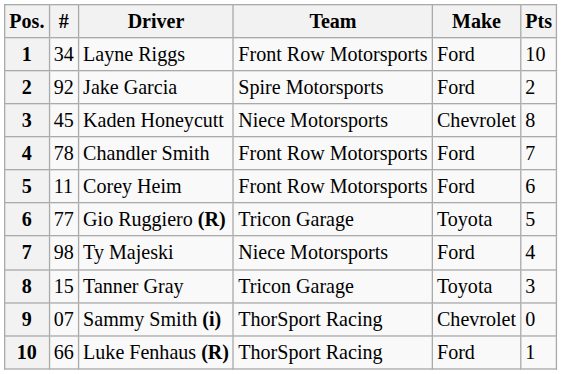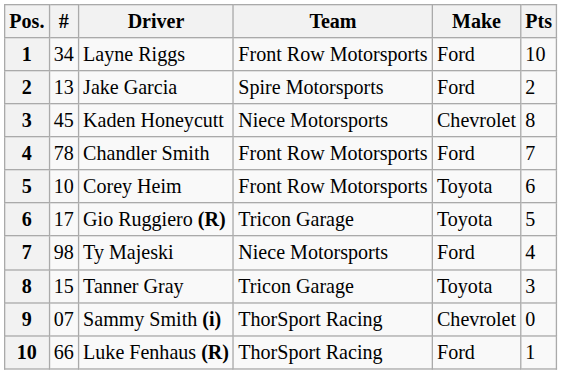(64, 87) 92 -> (64, 87) 13
(63, 186) 11 -> (64, 186) 10
(456, 186) Ford -> (465, 186) Toyota
(64, 219) 77 -> (64, 219) 17
